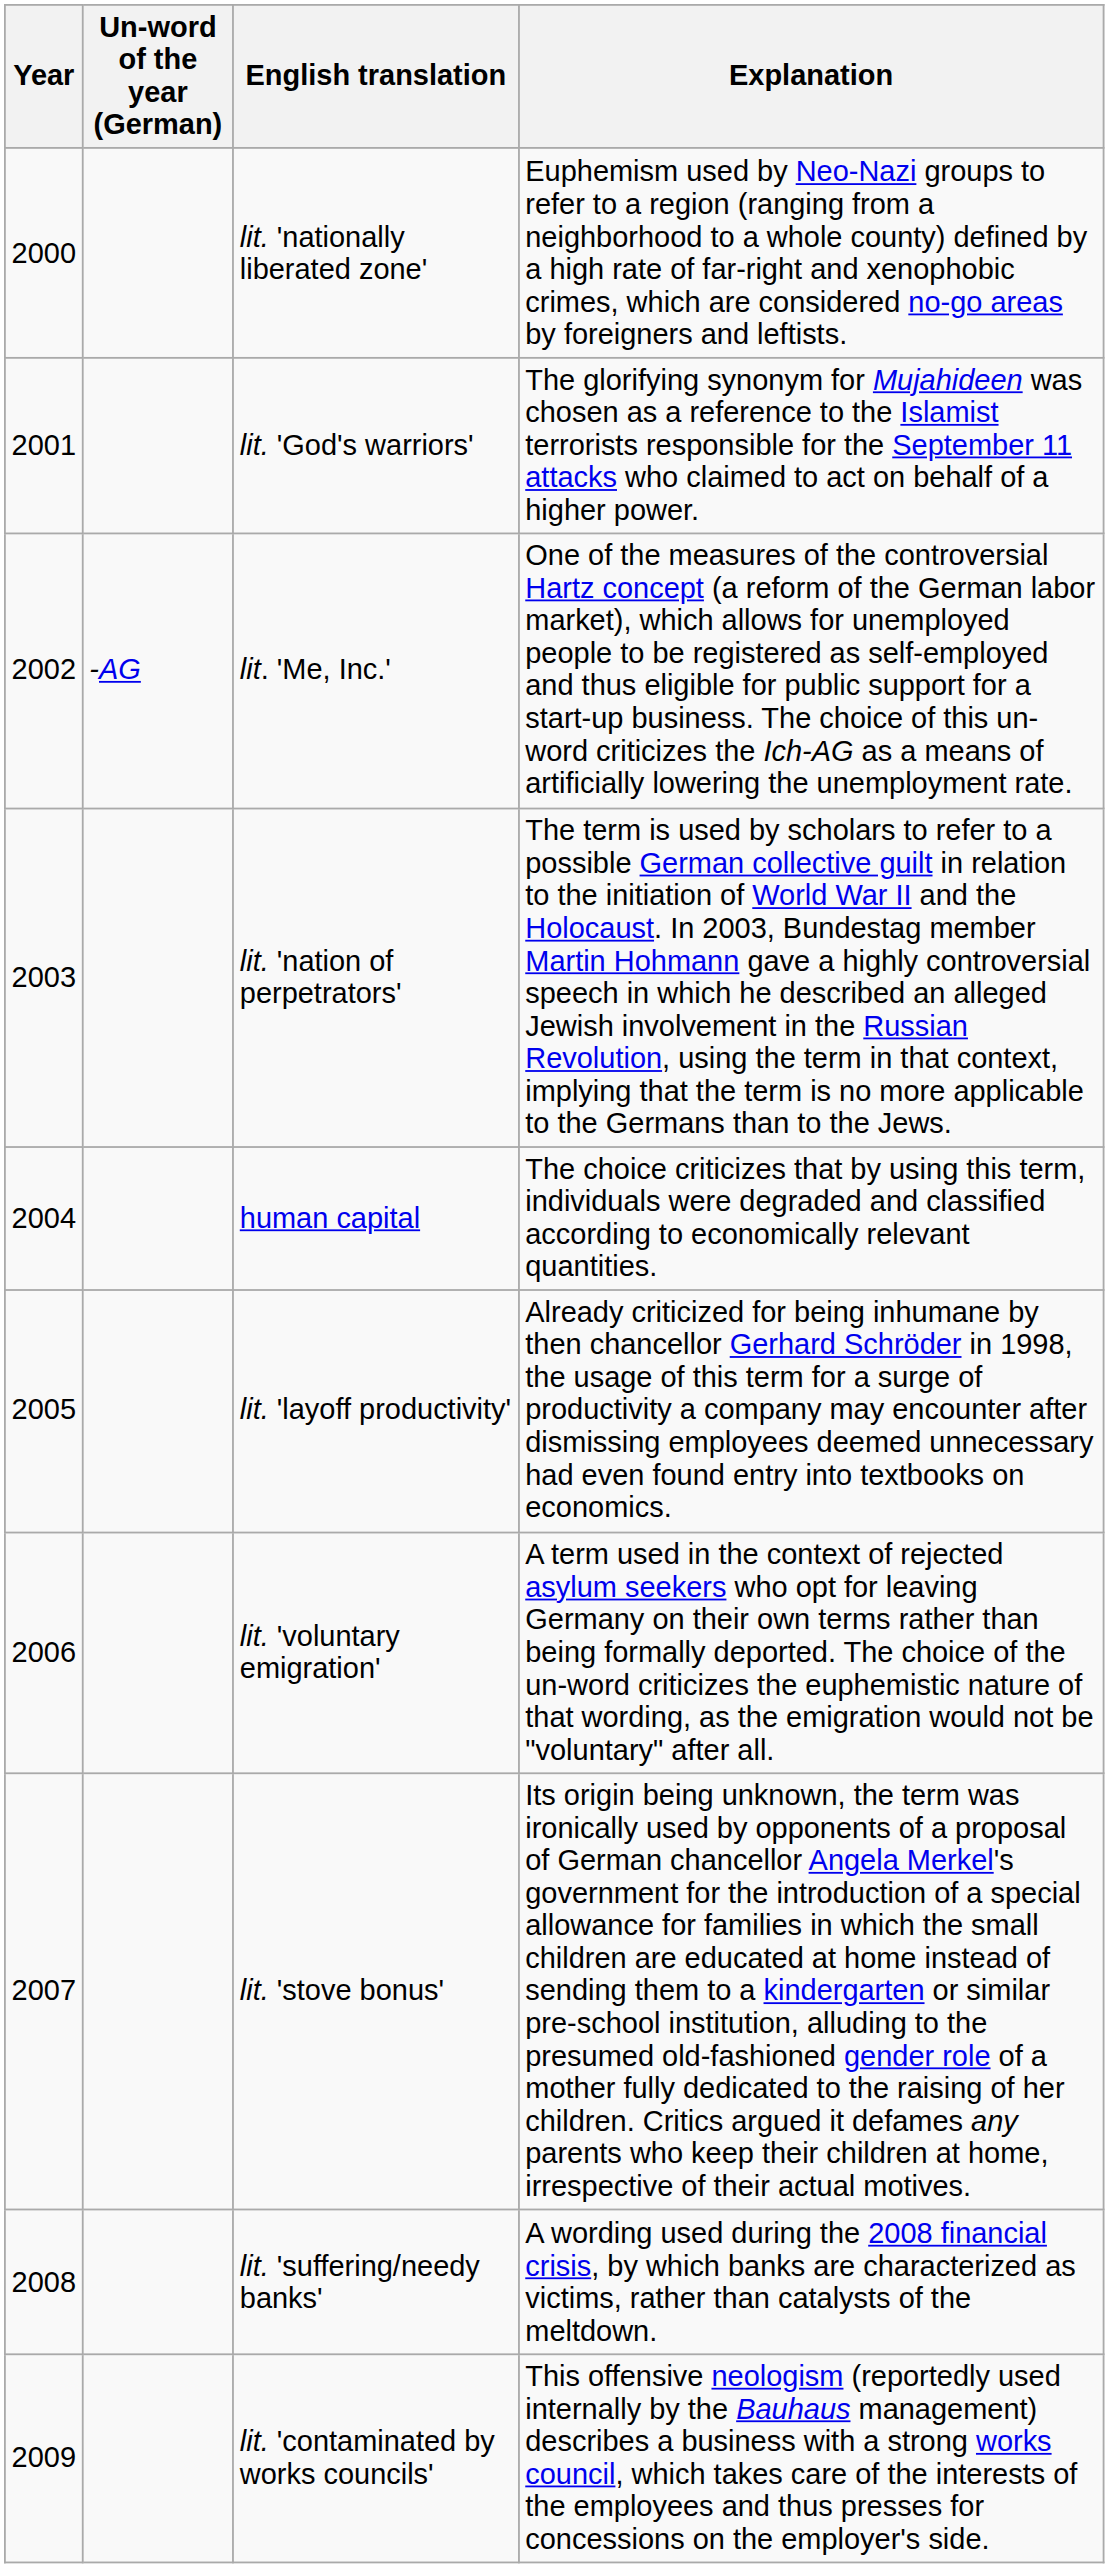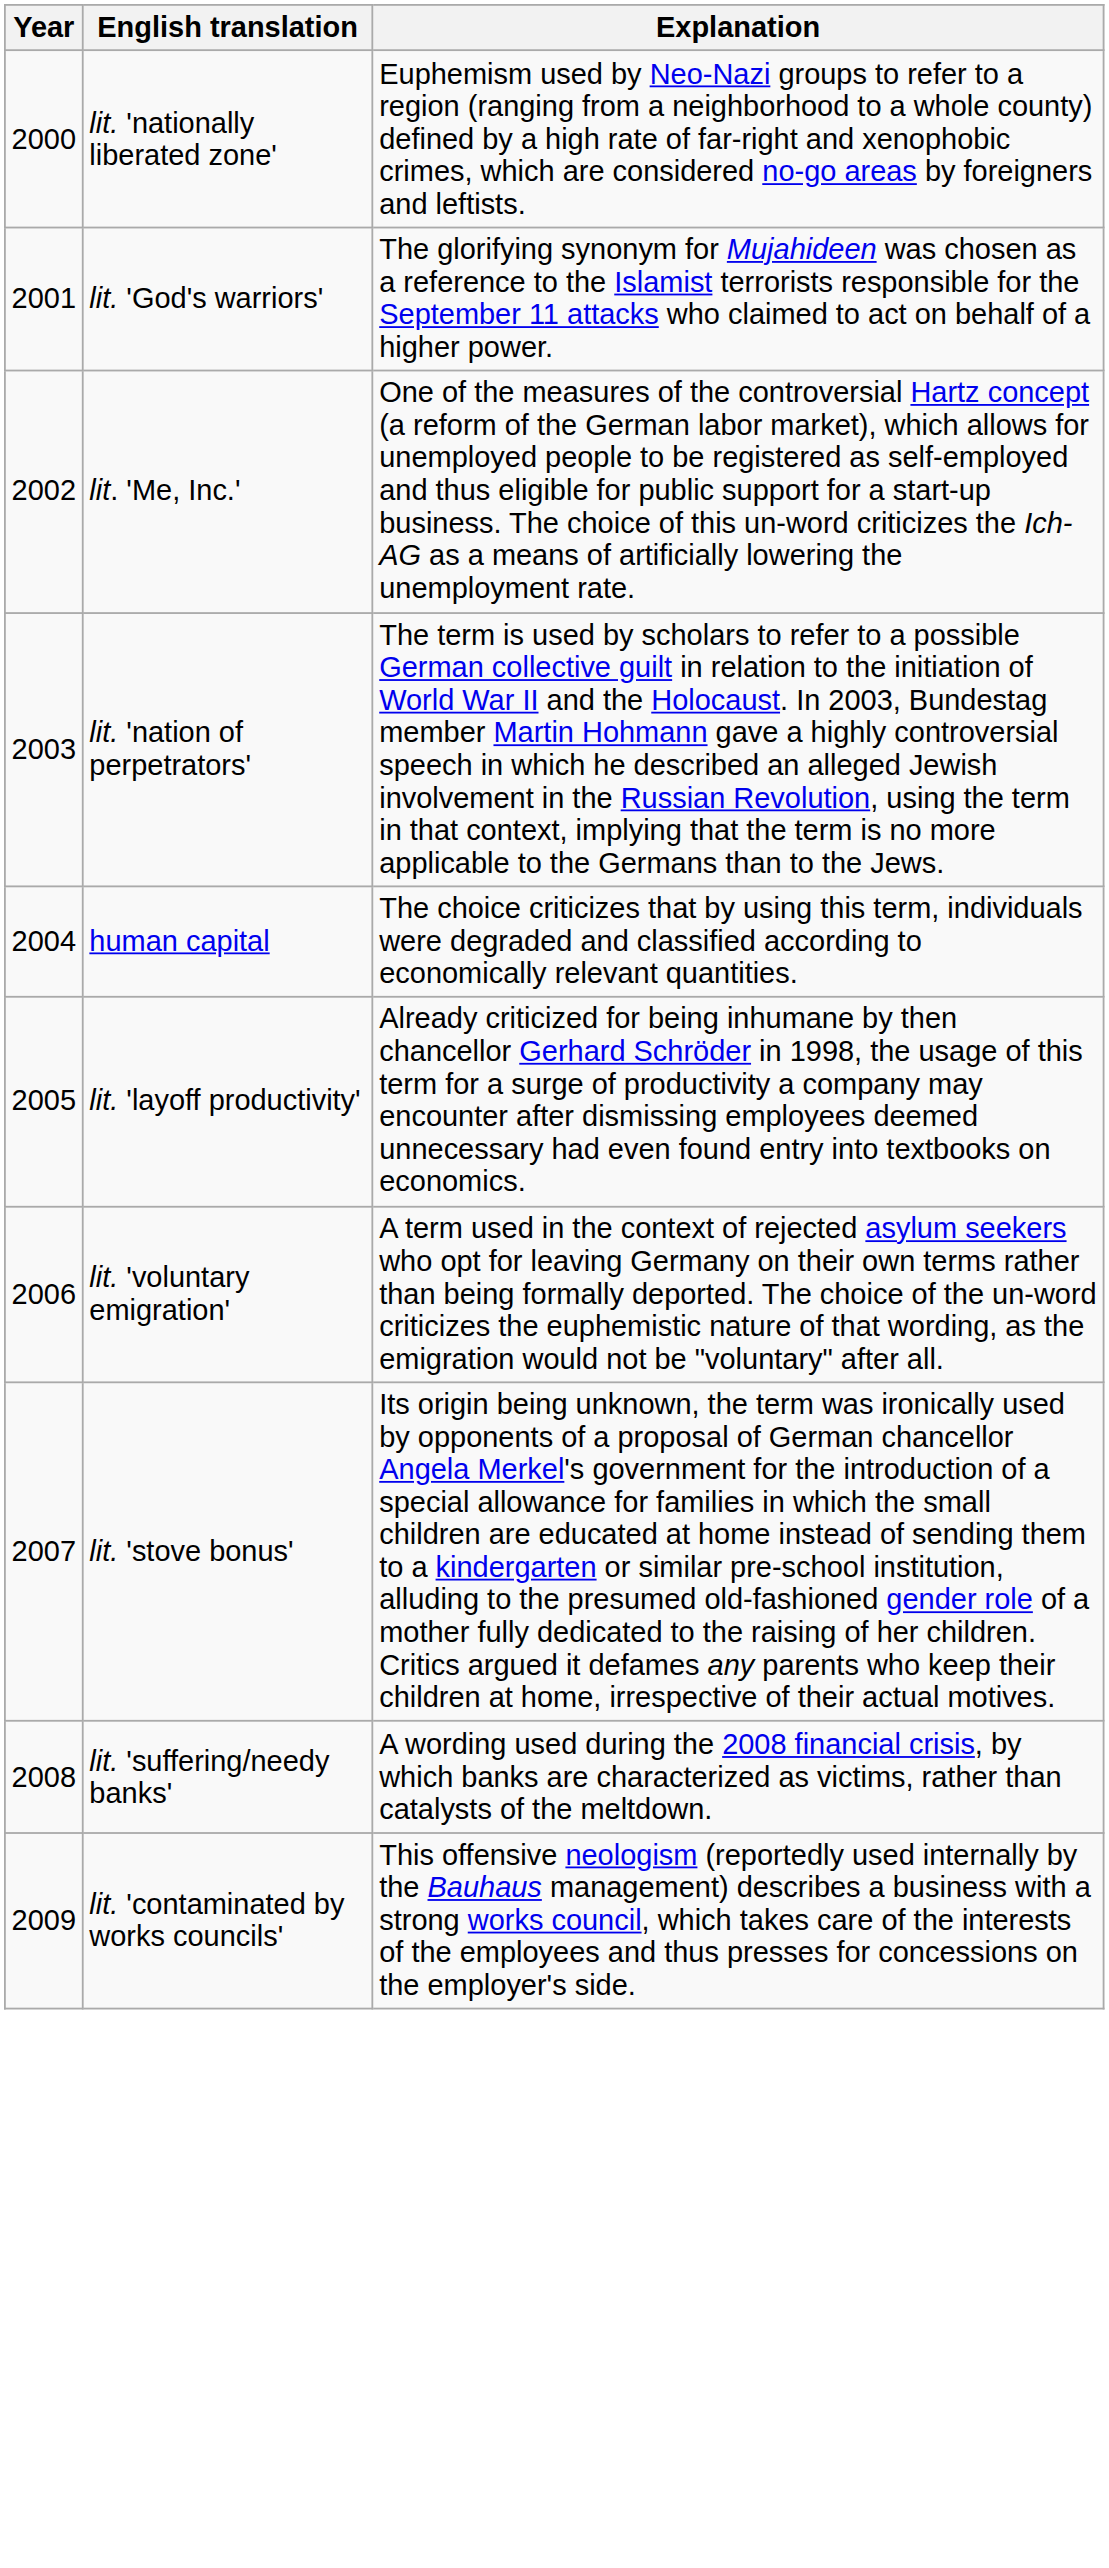- column: (158, 76)
